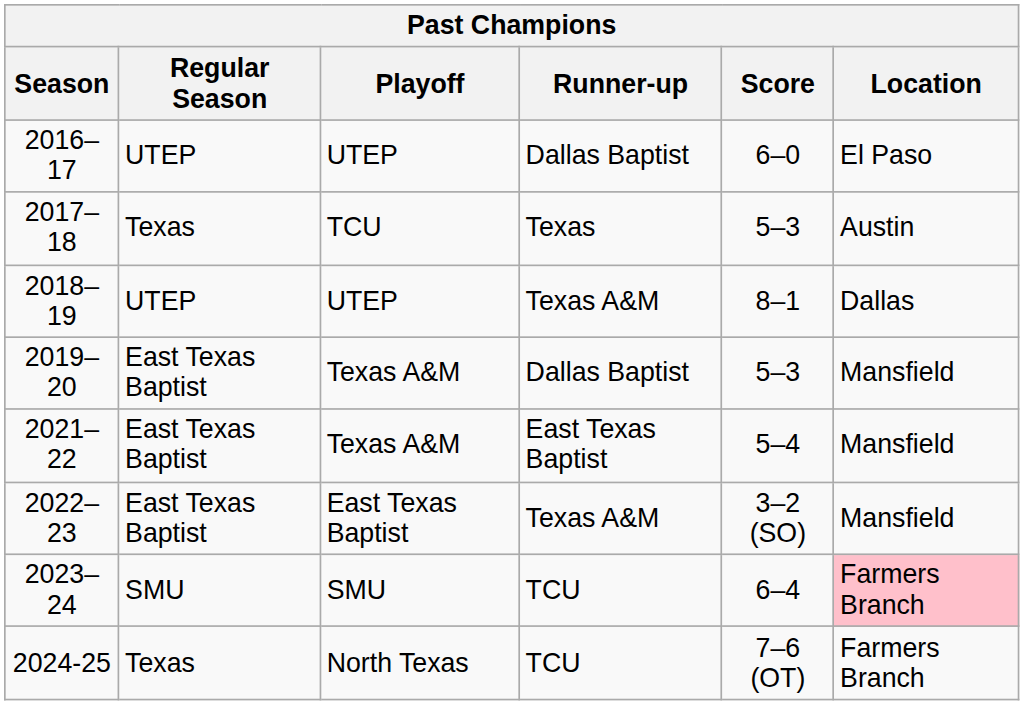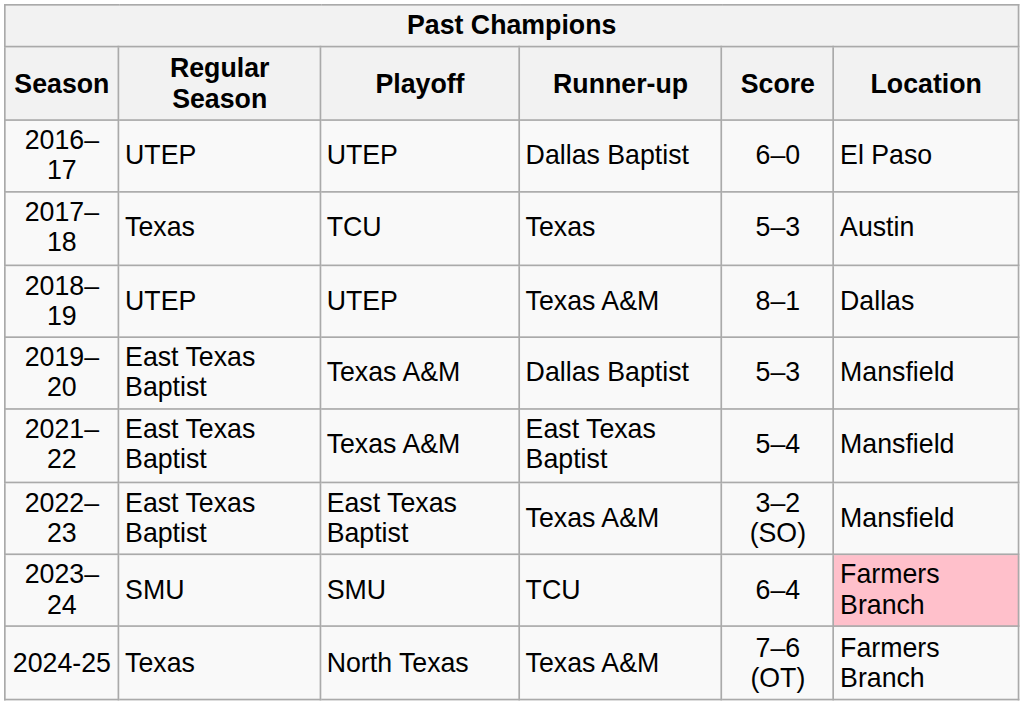(553, 662) TCU -> (592, 662) Texas A&M
